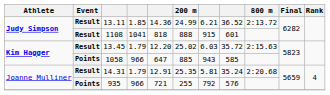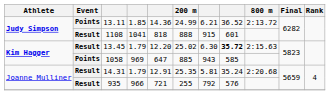(87, 22) Result -> (87, 22) Points
(209, 47) 6.03 -> (209, 47) 6.30
(232, 47) normal -> (232, 47) bold
(137, 59) 966 -> (137, 59) 969
(87, 83) Points -> (87, 83) Result
